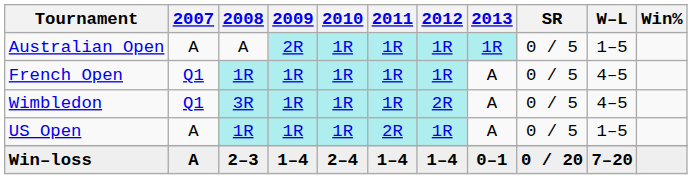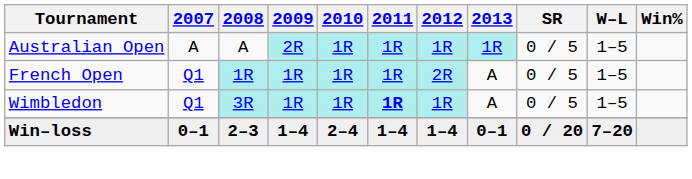(442, 75) 1R -> (442, 75) 2R
(612, 75) 4–5 -> (612, 75) 1–5
(392, 103) normal -> (392, 103) bold
(442, 103) 2R -> (442, 103) 1R
(612, 103) 4–5 -> (612, 103) 1–5
- row: (45, 131)
(193, 160) A -> (193, 131) 0–1
